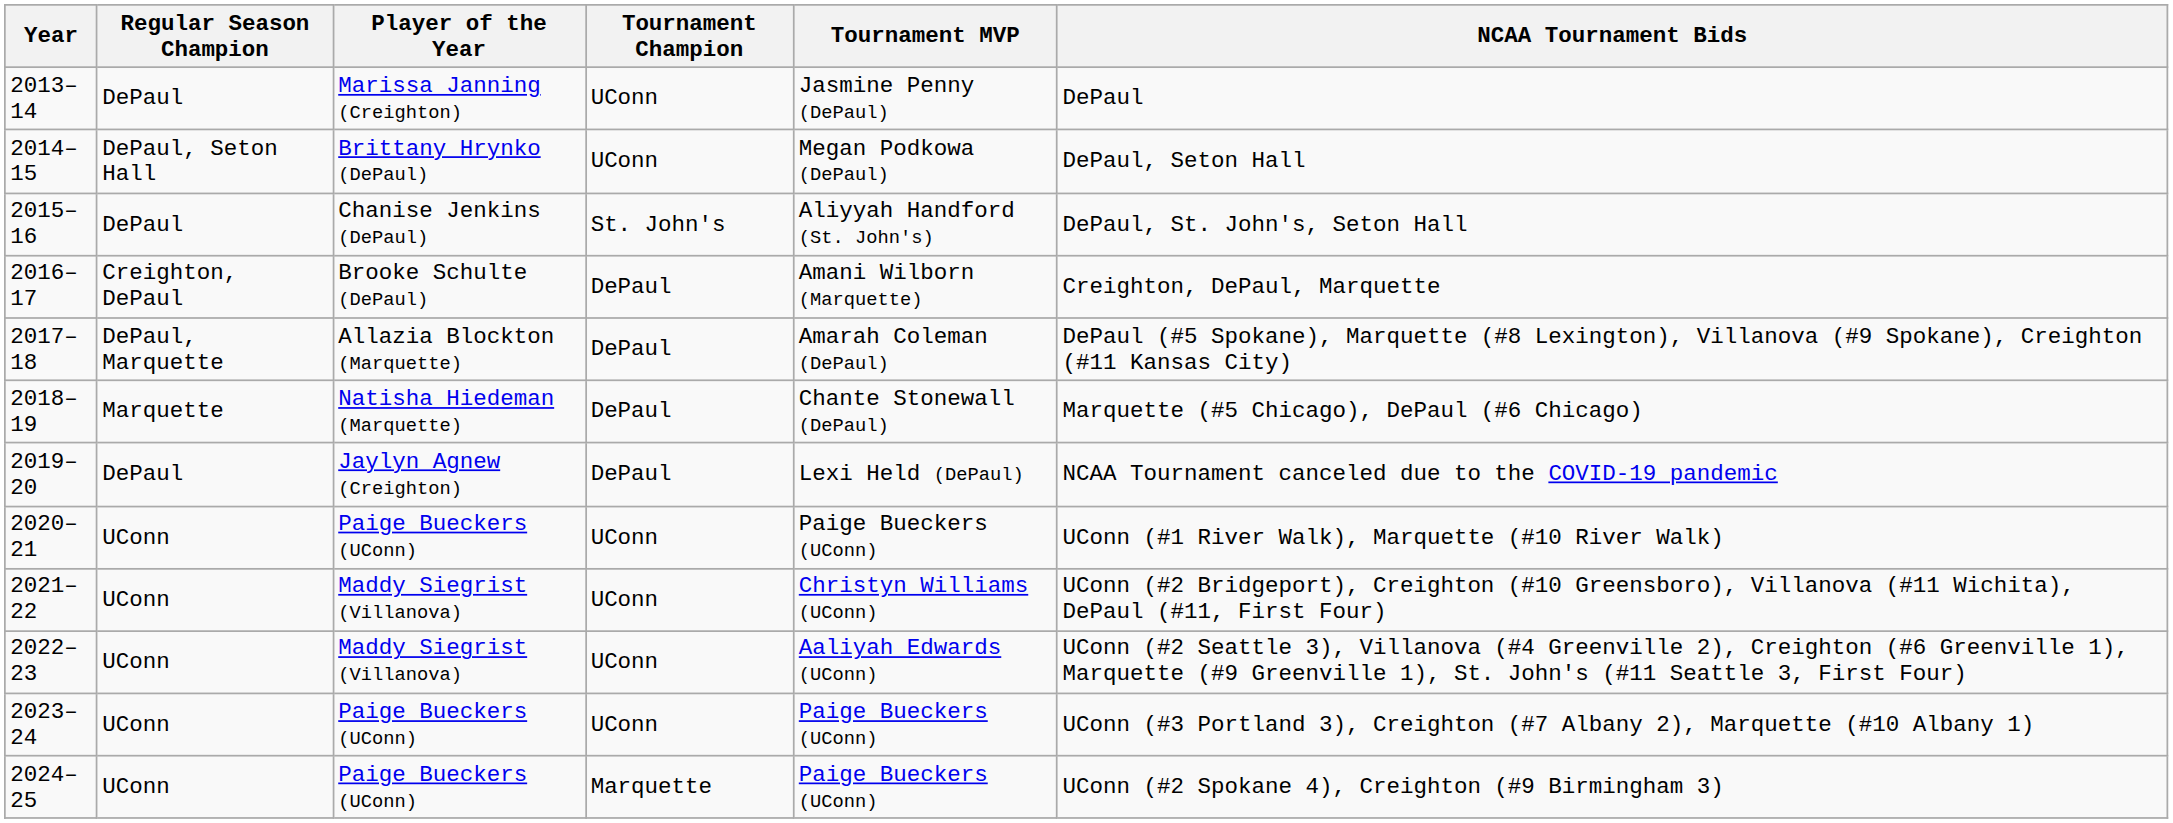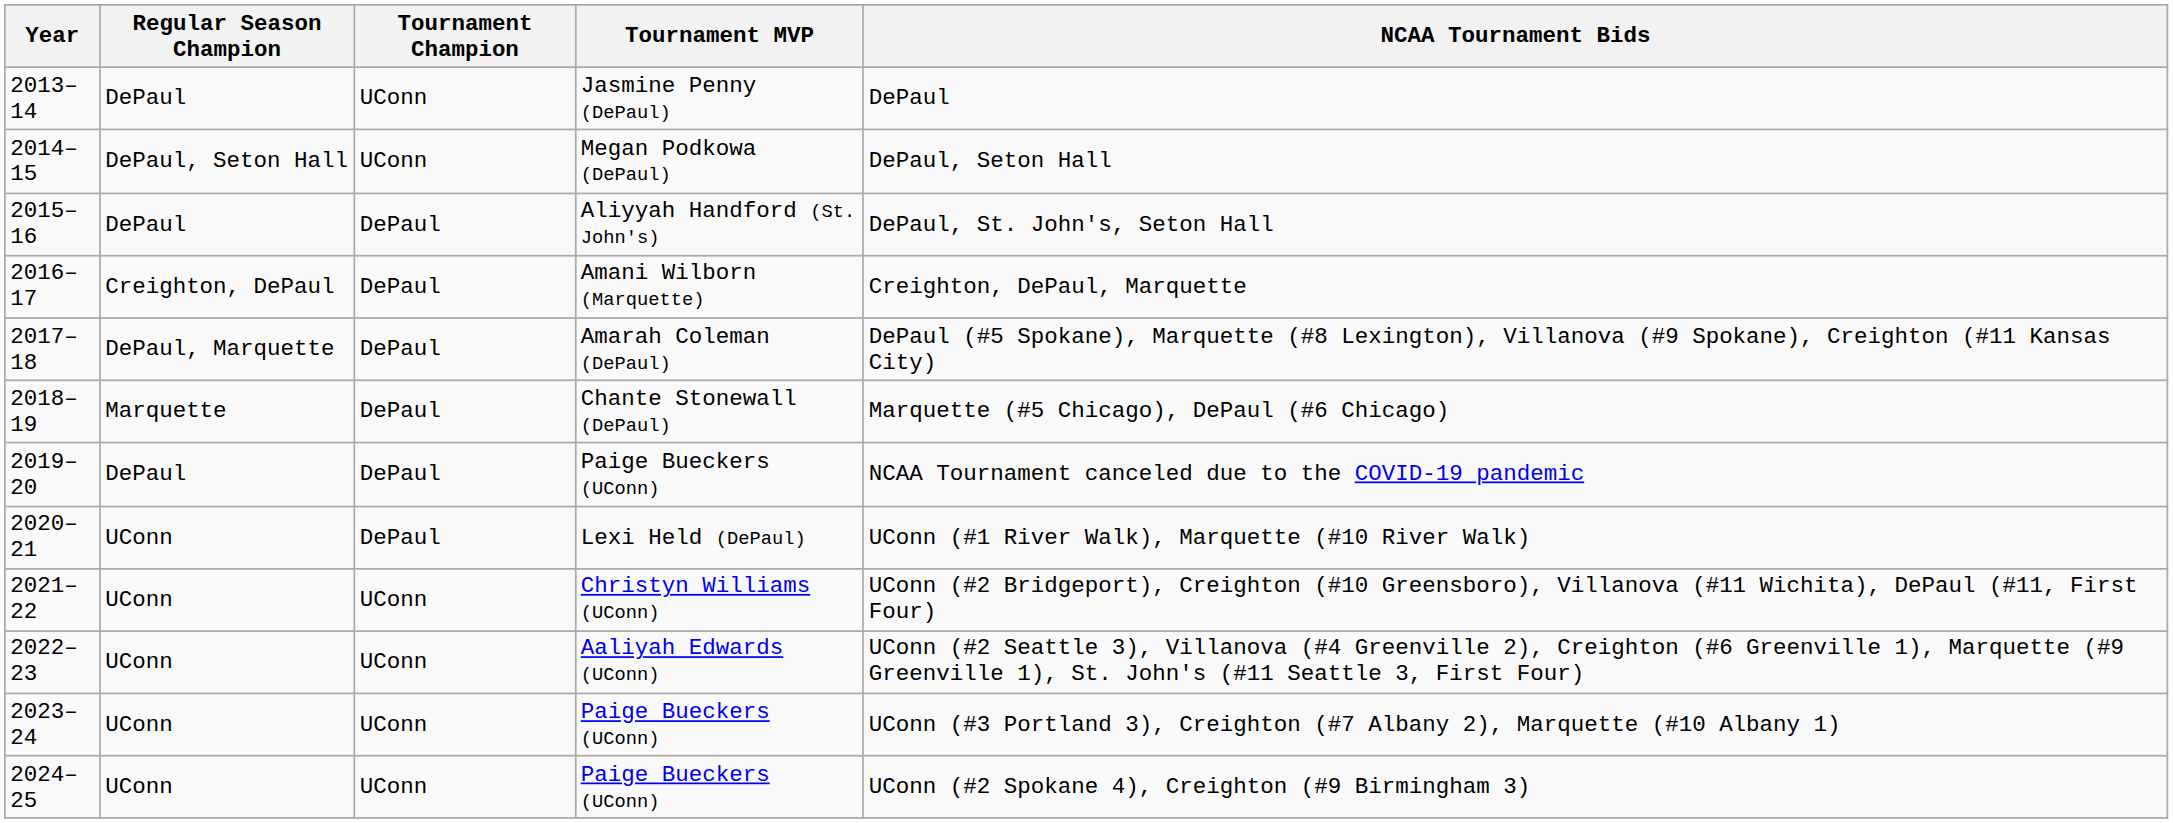- column: (459, 36)
(658, 224) St. John's -> (400, 224) DePaul
(911, 474) Lexi Held (DePaul) -> (675, 474) Paige Bueckers (UConn)
(624, 537) UConn -> (400, 537) DePaul
(893, 536) Paige Bueckers (UConn) -> (693, 537) Lexi Held (DePaul)
(651, 787) Marquette -> (393, 787) UConn
